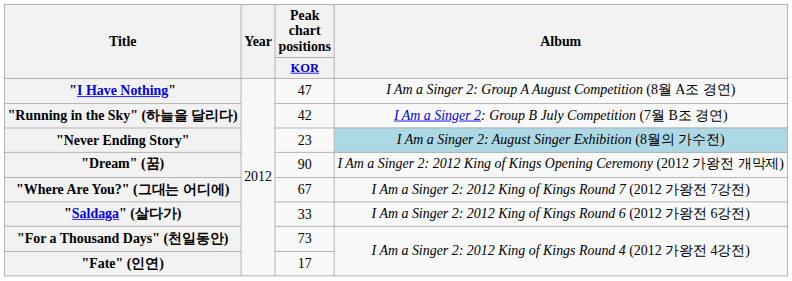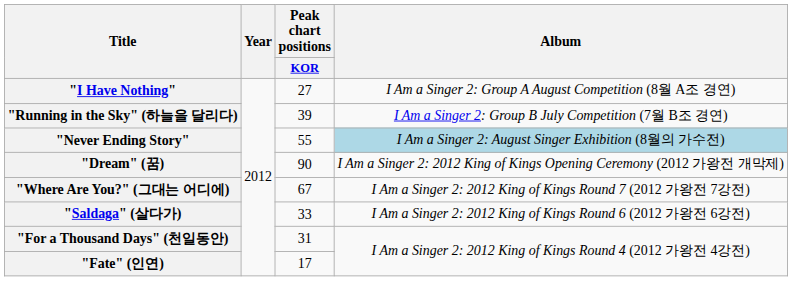(305, 90) 47 -> (305, 90) 27
(305, 115) 42 -> (305, 115) 39
(305, 140) 23 -> (305, 140) 55
(305, 239) 73 -> (305, 239) 31
